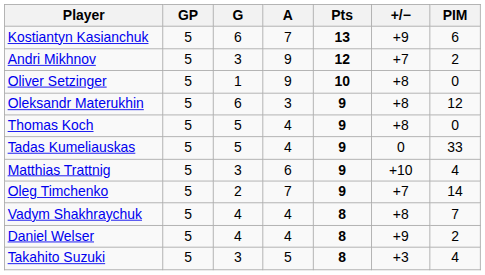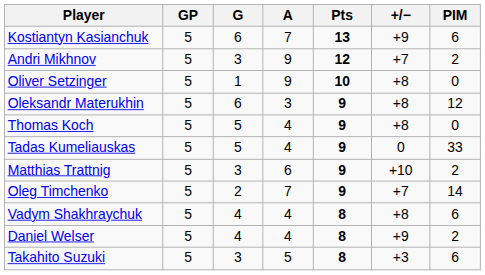(455, 170) 4 -> (455, 170) 2
(455, 214) 7 -> (455, 214) 6
(455, 258) 4 -> (455, 258) 6
